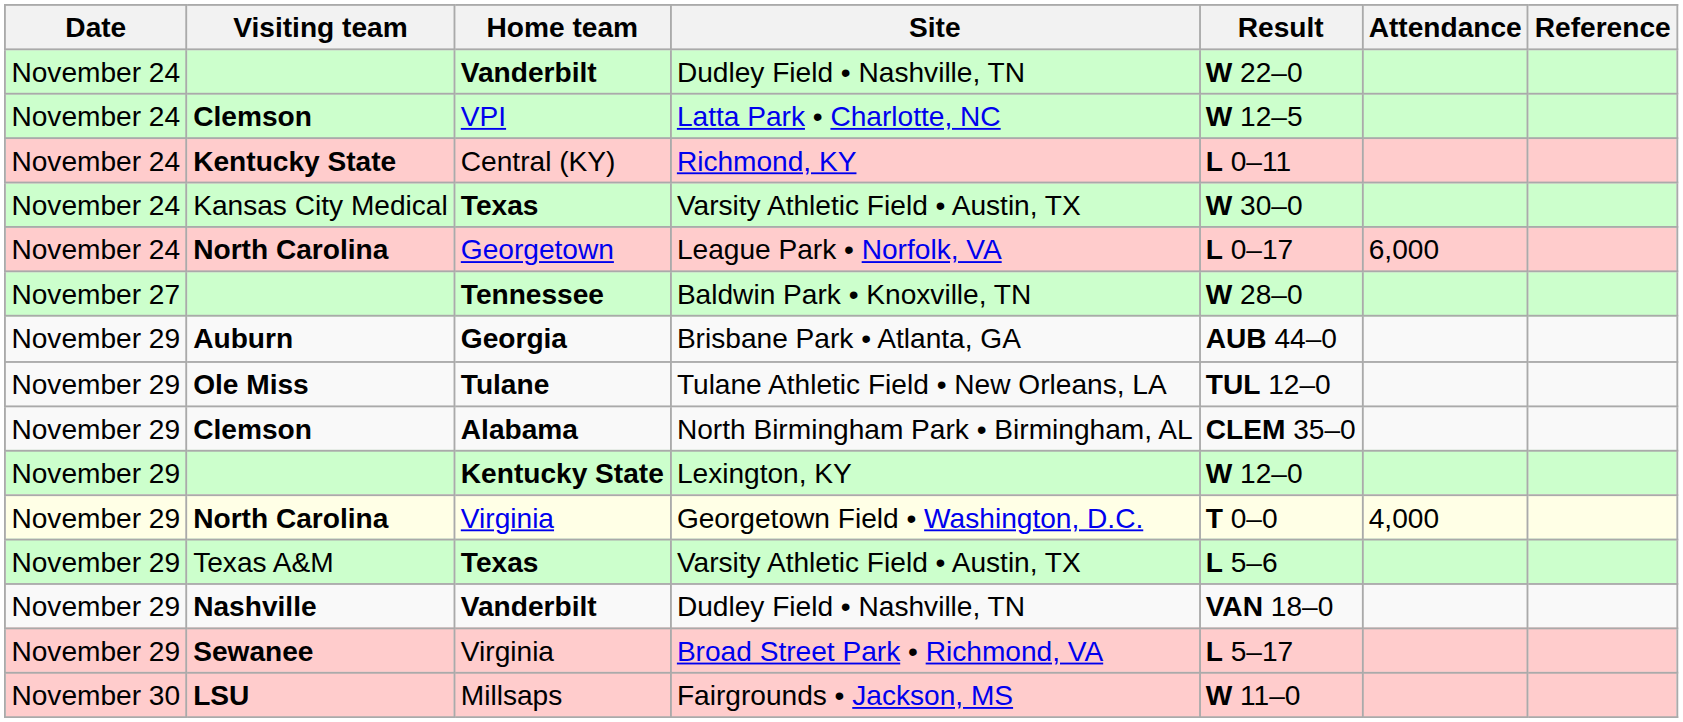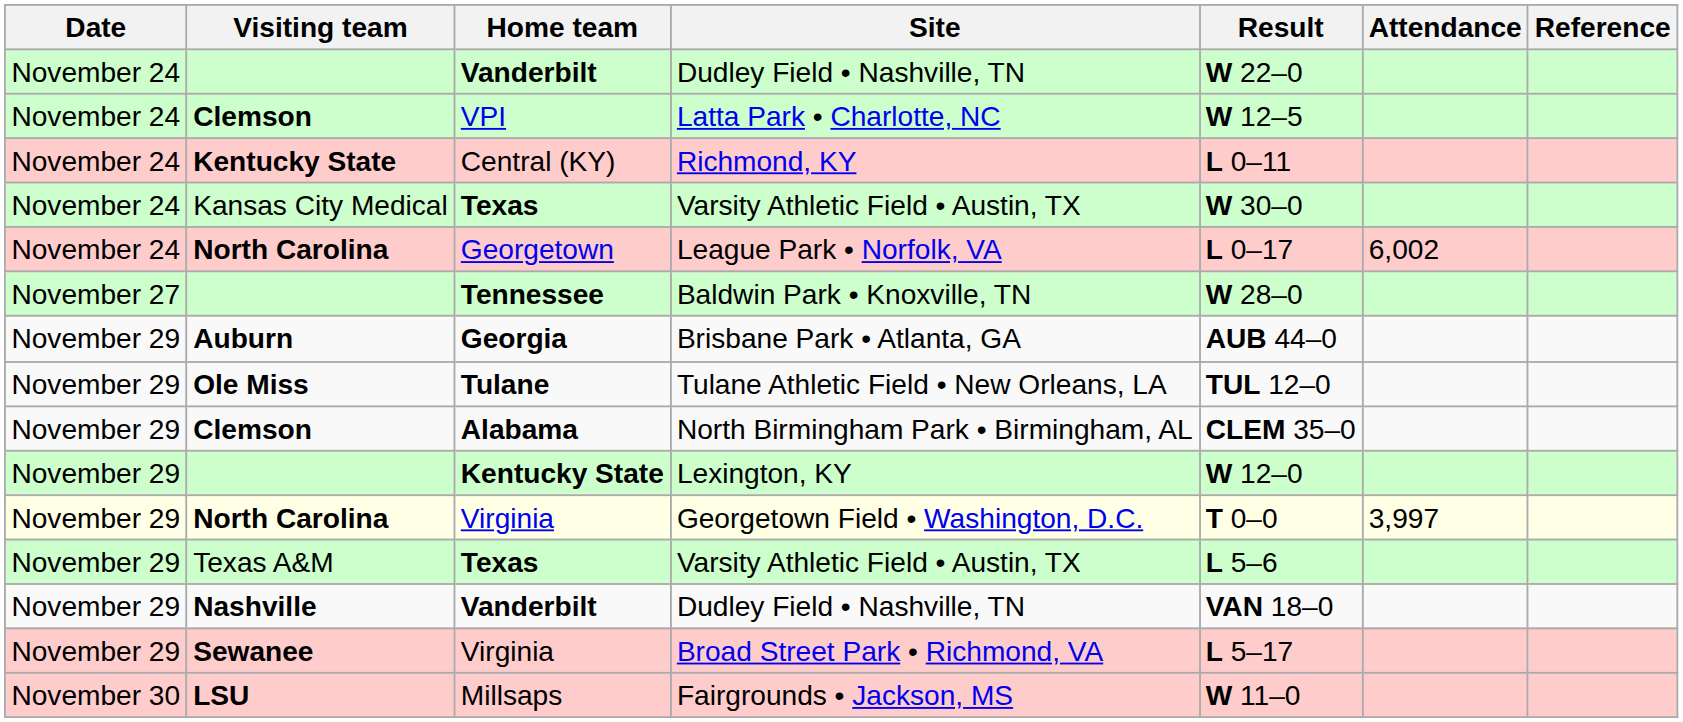(1404, 250) 6,000 -> (1404, 250) 6,002
(1404, 517) 4,000 -> (1404, 517) 3,997
